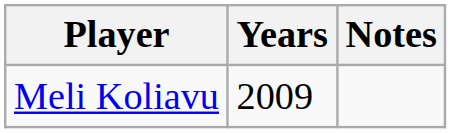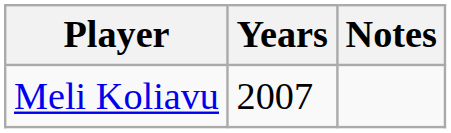(275, 95) 2009 -> (275, 95) 2007
